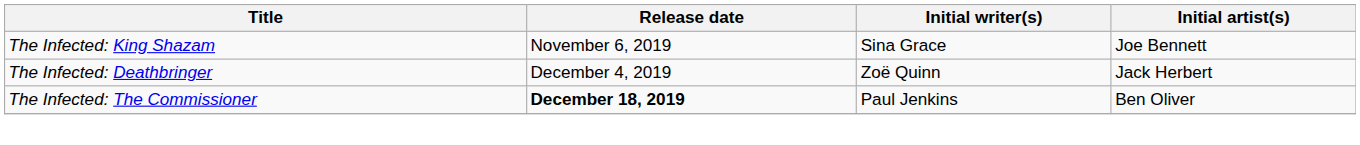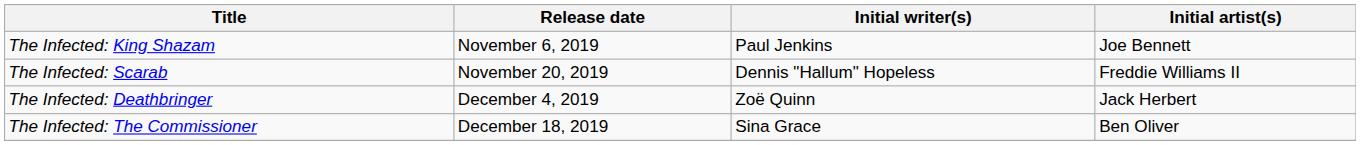(904, 45) Sina Grace -> (784, 45) Paul Jenkins
+ row: (88, 72)
(608, 99) bold -> (533, 126) normal
(909, 99) Paul Jenkins -> (778, 126) Sina Grace
